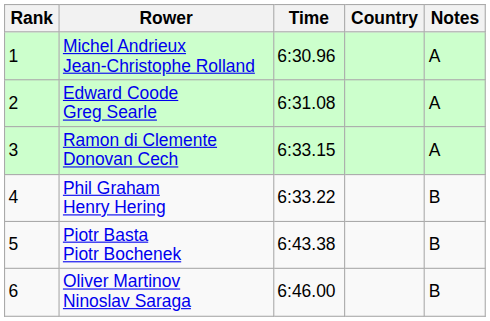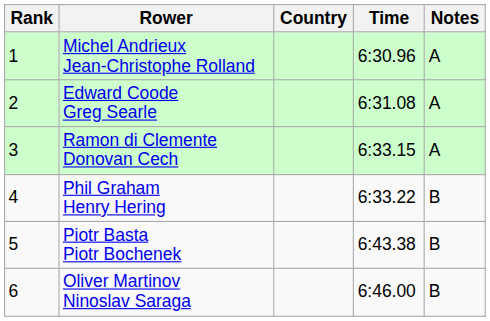columns swapped: (384, 18) <-> (309, 18)
